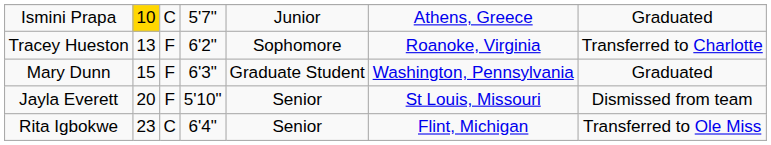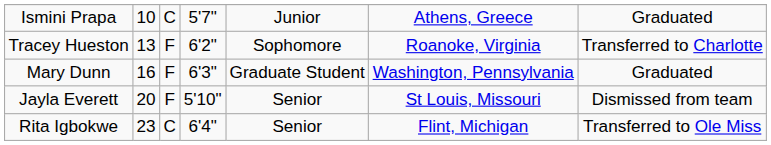(146, 18) gold background -> (146, 18) no background
(146, 72) 15 -> (146, 72) 16
